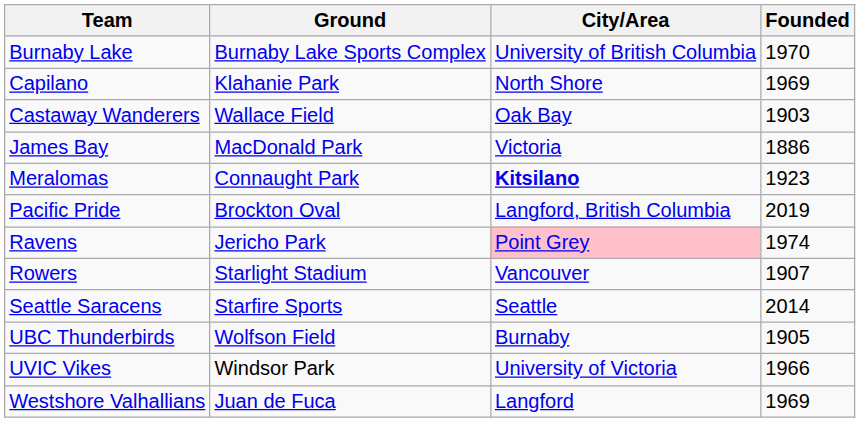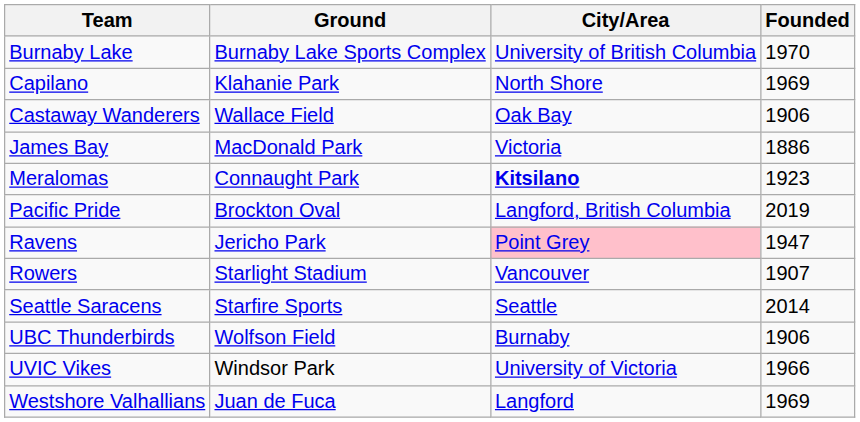(788, 115) 1903 -> (788, 115) 1906
(788, 242) 1974 -> (788, 242) 1947
(788, 337) 1905 -> (788, 337) 1906
